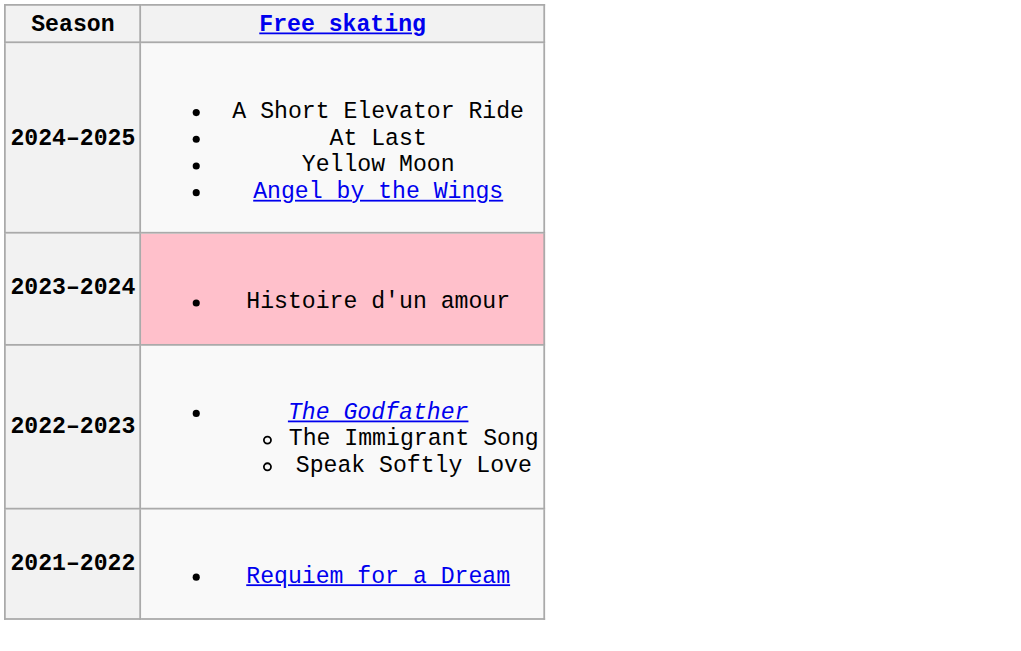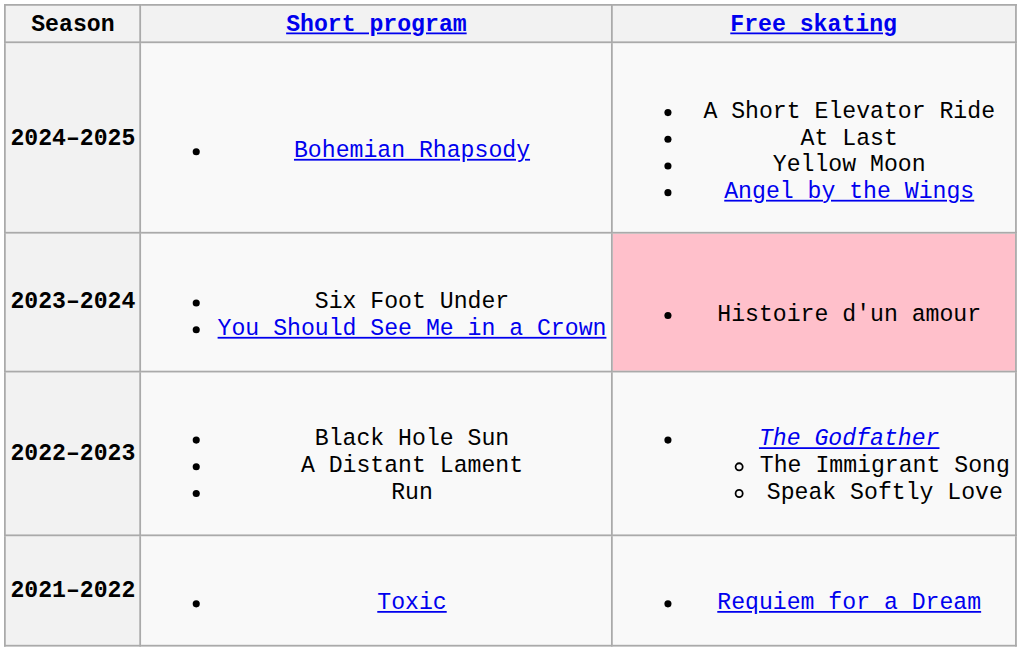+ column: (376, 24)
